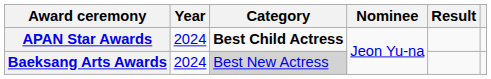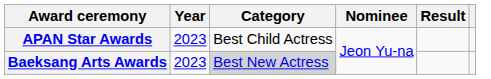(190, 39) 2024 -> (190, 39) 2023
(278, 39) bold -> (273, 39) normal
(190, 62) 2024 -> (190, 62) 2023
